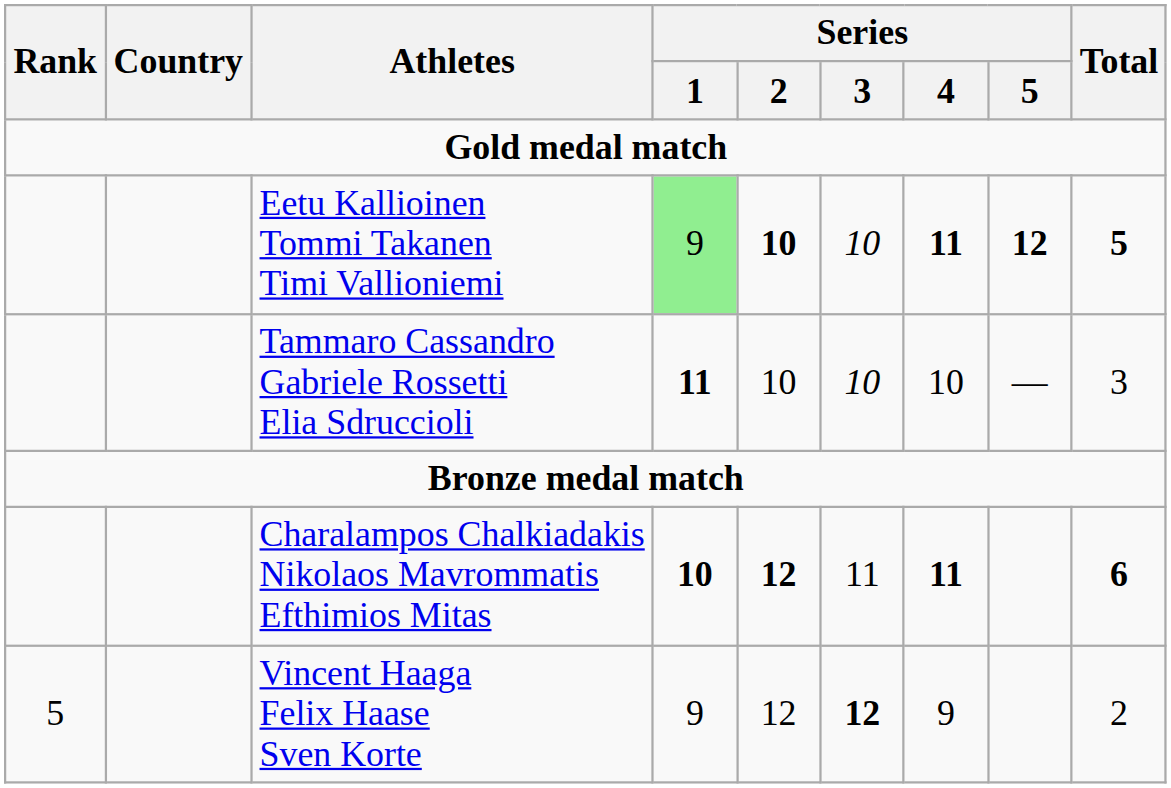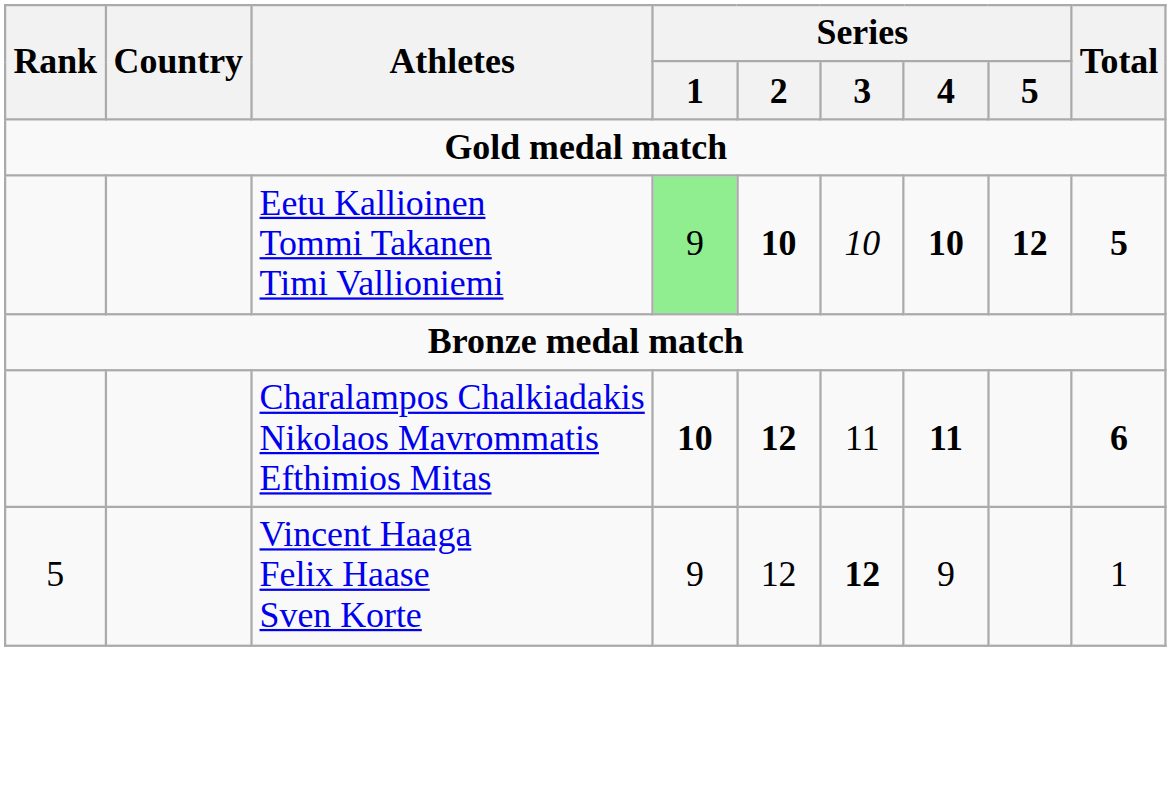(946, 243) 11 -> (946, 243) 10
- row: (407, 381)
(1119, 713) 2 -> (1119, 575) 1
